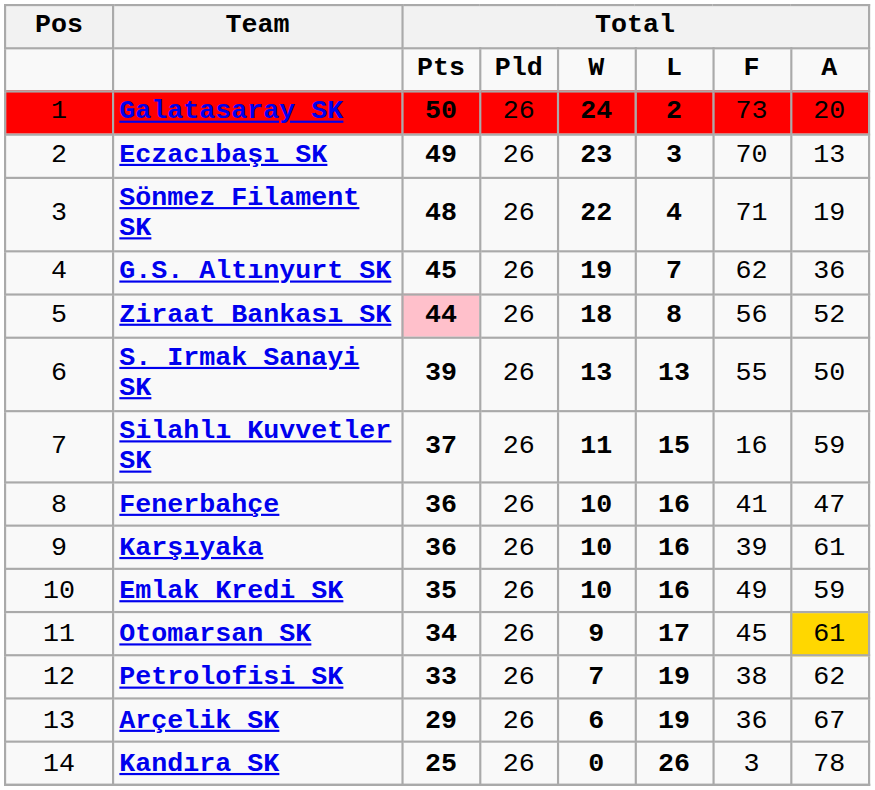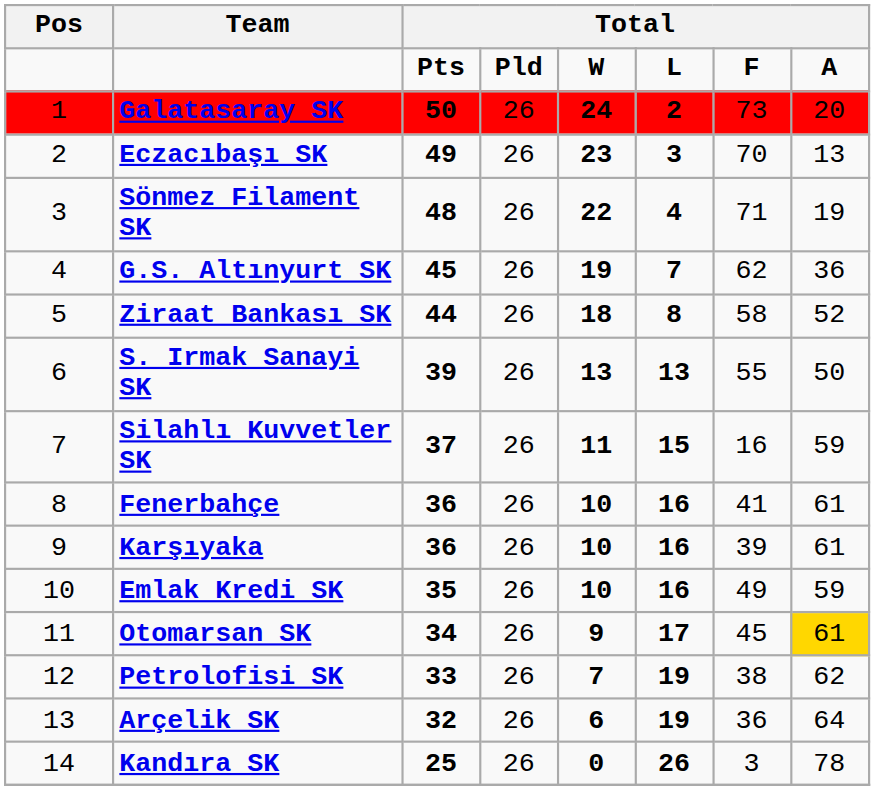(441, 316) pink background -> (441, 316) no background
(752, 316) 56 -> (752, 316) 58
(829, 505) 47 -> (829, 505) 61
(441, 721) 29 -> (441, 721) 32
(829, 721) 67 -> (829, 721) 64
